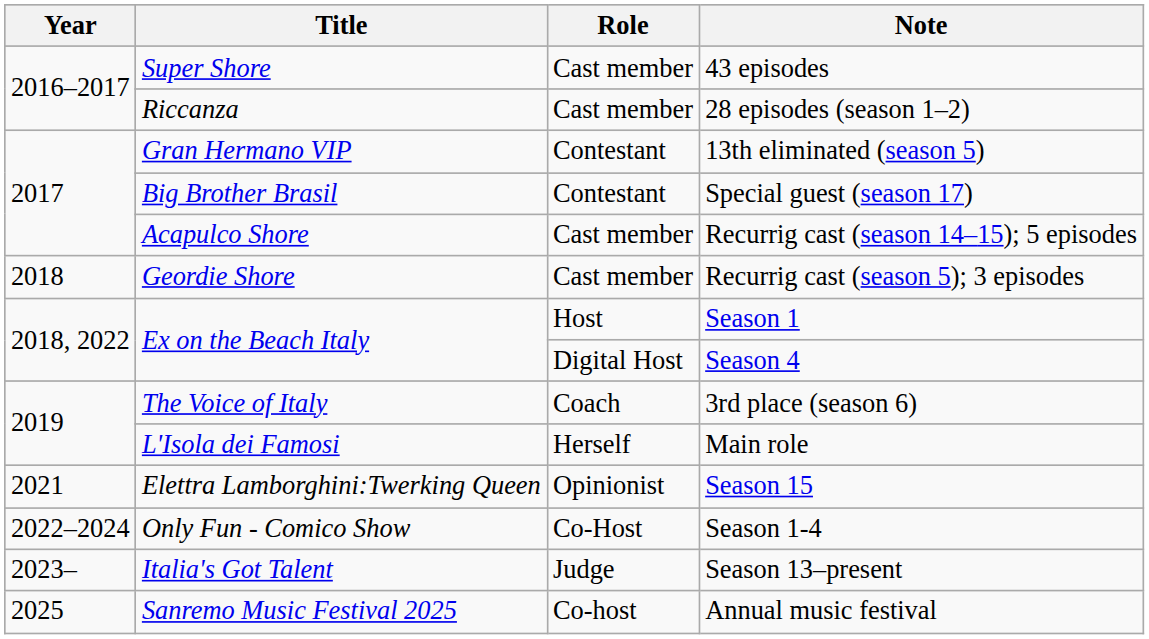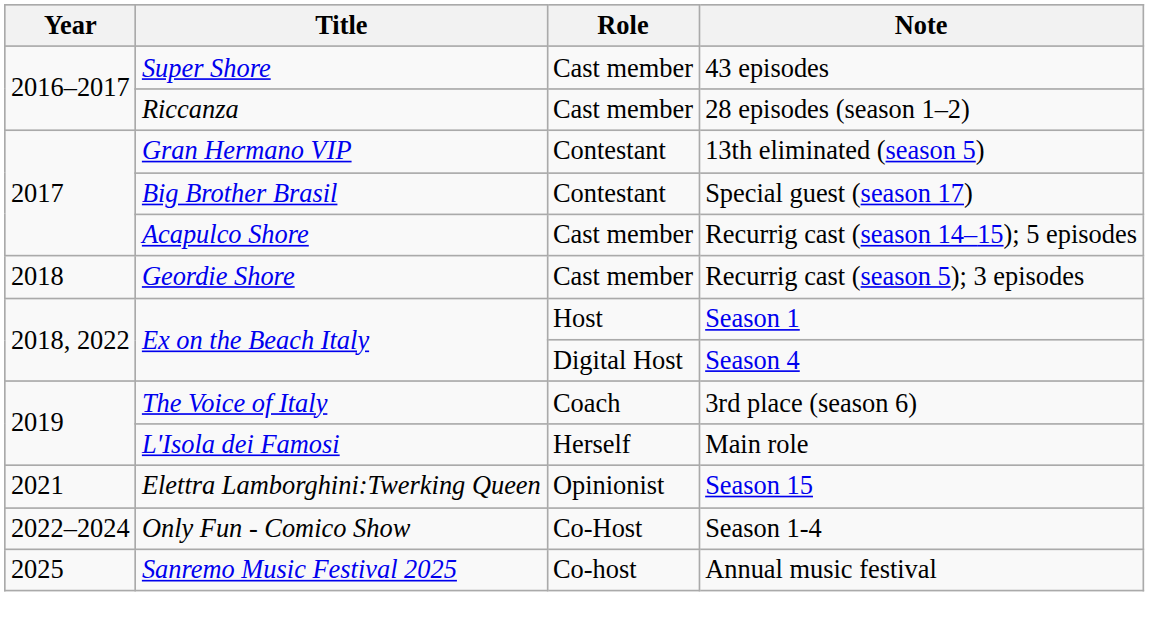- row: (804, 569)
